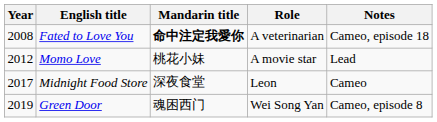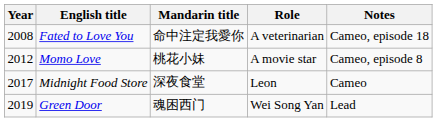(199, 36) bold -> (199, 36) normal
(343, 59) Lead -> (376, 59) Cameo, episode 8
(376, 105) Cameo, episode 8 -> (343, 105) Lead
